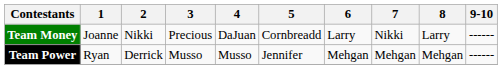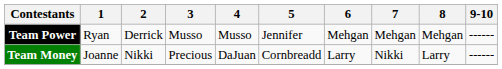rows swapped: (42, 34) <-> (42, 54)
